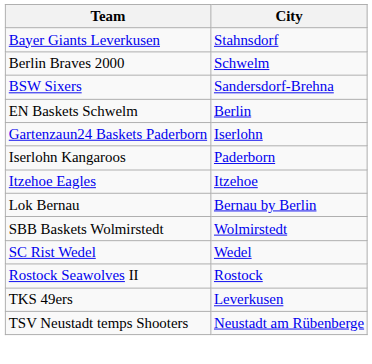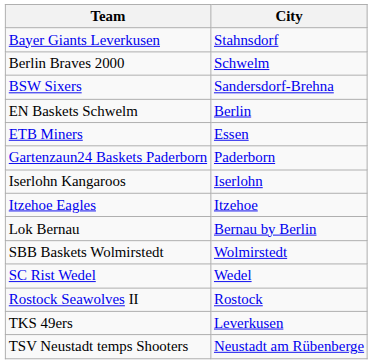+ row: (46, 134)
(238, 134) Iserlohn -> (245, 157) Paderborn
(245, 157) Paderborn -> (238, 181) Iserlohn
